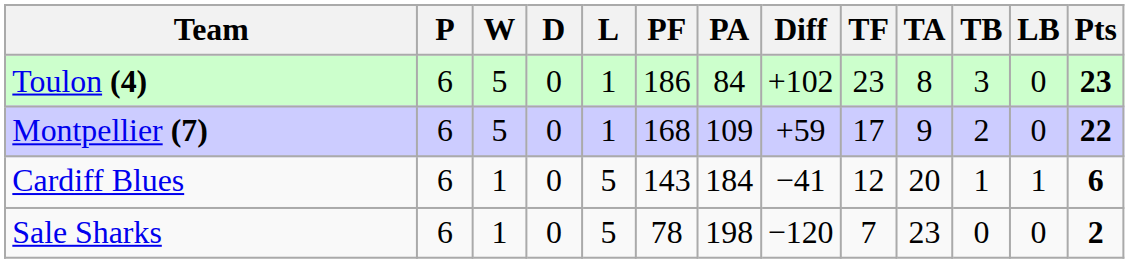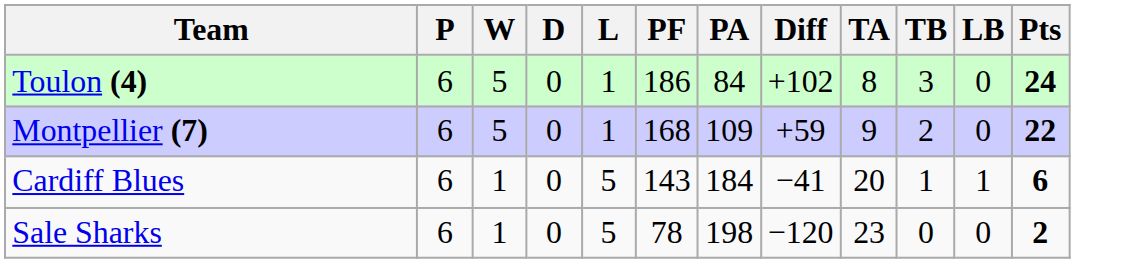- column: (869, 29)
(1096, 80) 23 -> (1040, 80) 24
